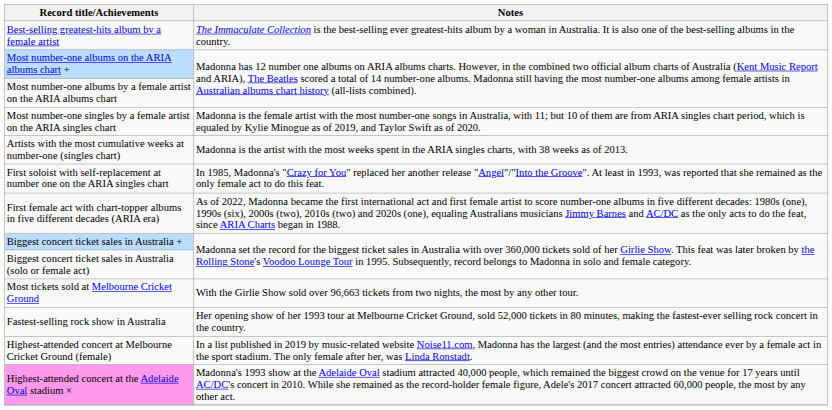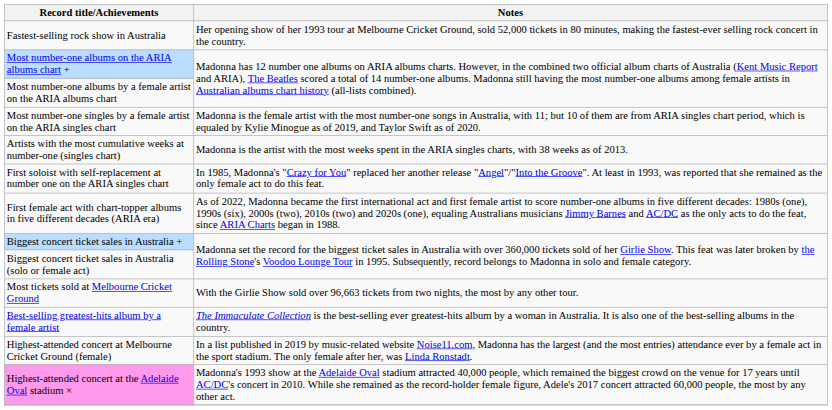rows swapped: (84, 35) <-> (86, 321)
